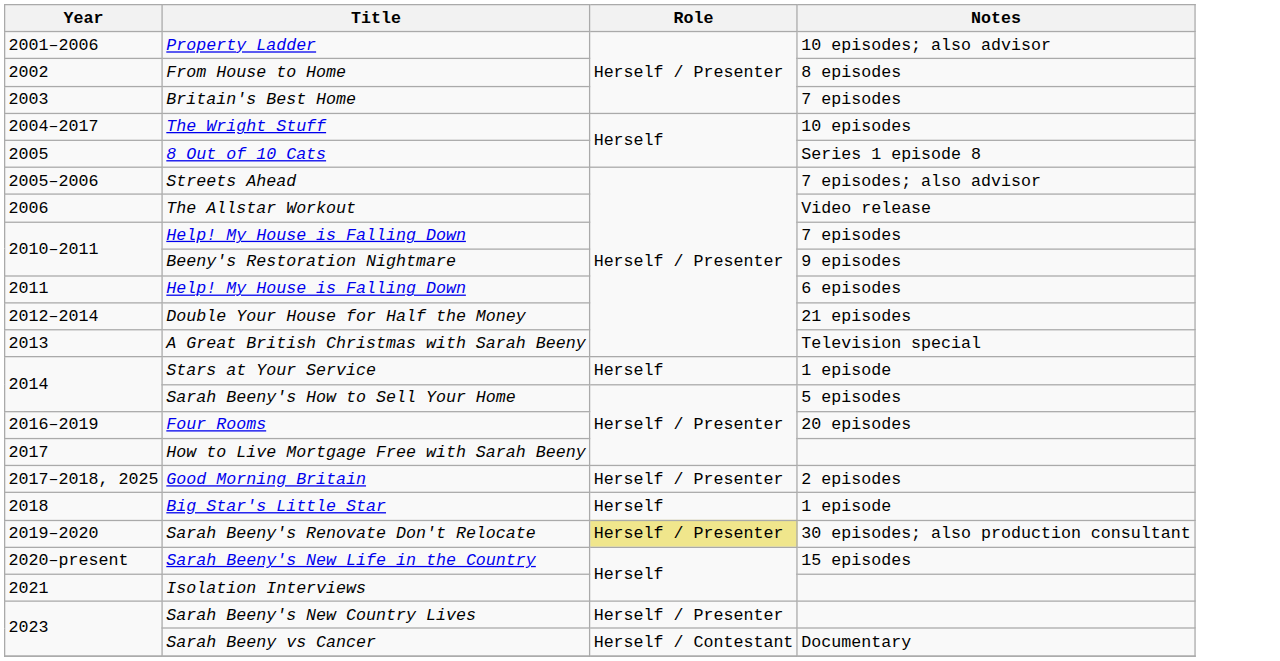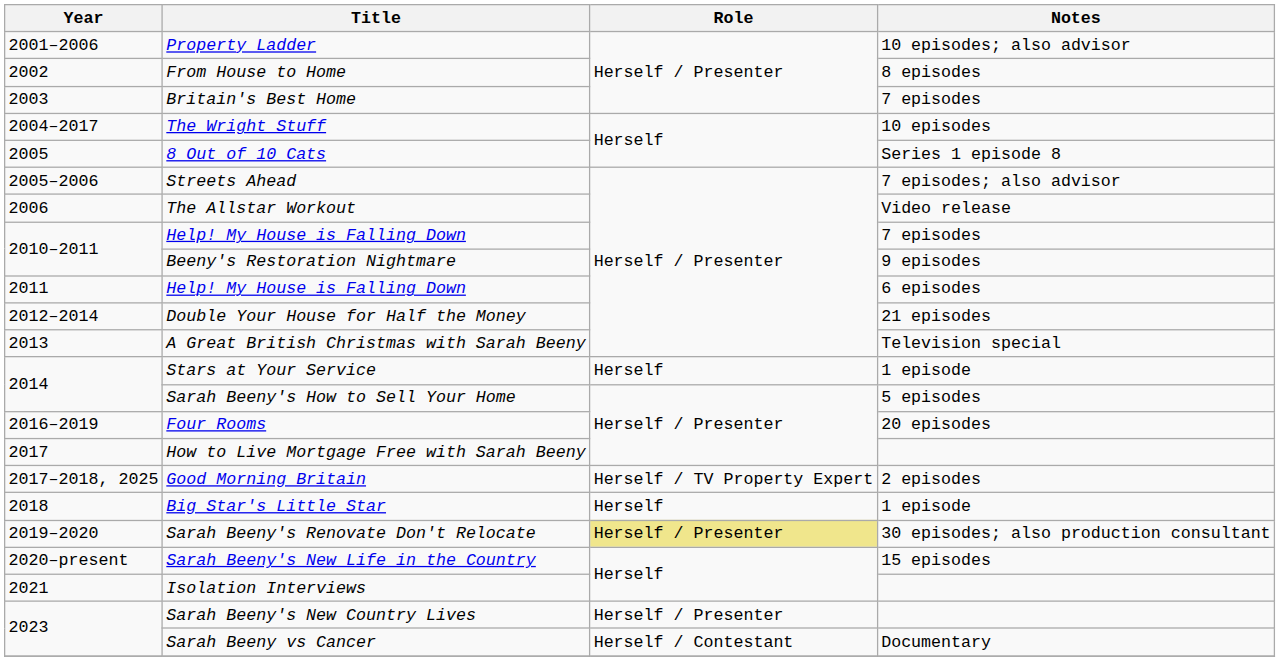(689, 479) Herself / Presenter -> (733, 479) Herself / TV Property Expert
